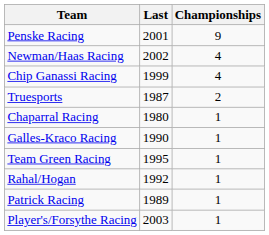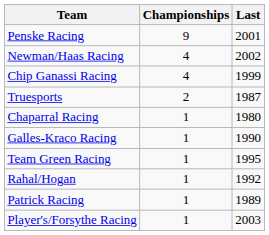columns swapped: (218, 14) <-> (156, 14)
